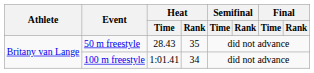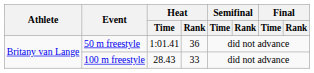(164, 44) 28.43 -> (164, 44) 1:01.41
(194, 44) 35 -> (194, 44) 36
(164, 60) 1:01.41 -> (164, 60) 28.43
(194, 60) 34 -> (194, 60) 33
